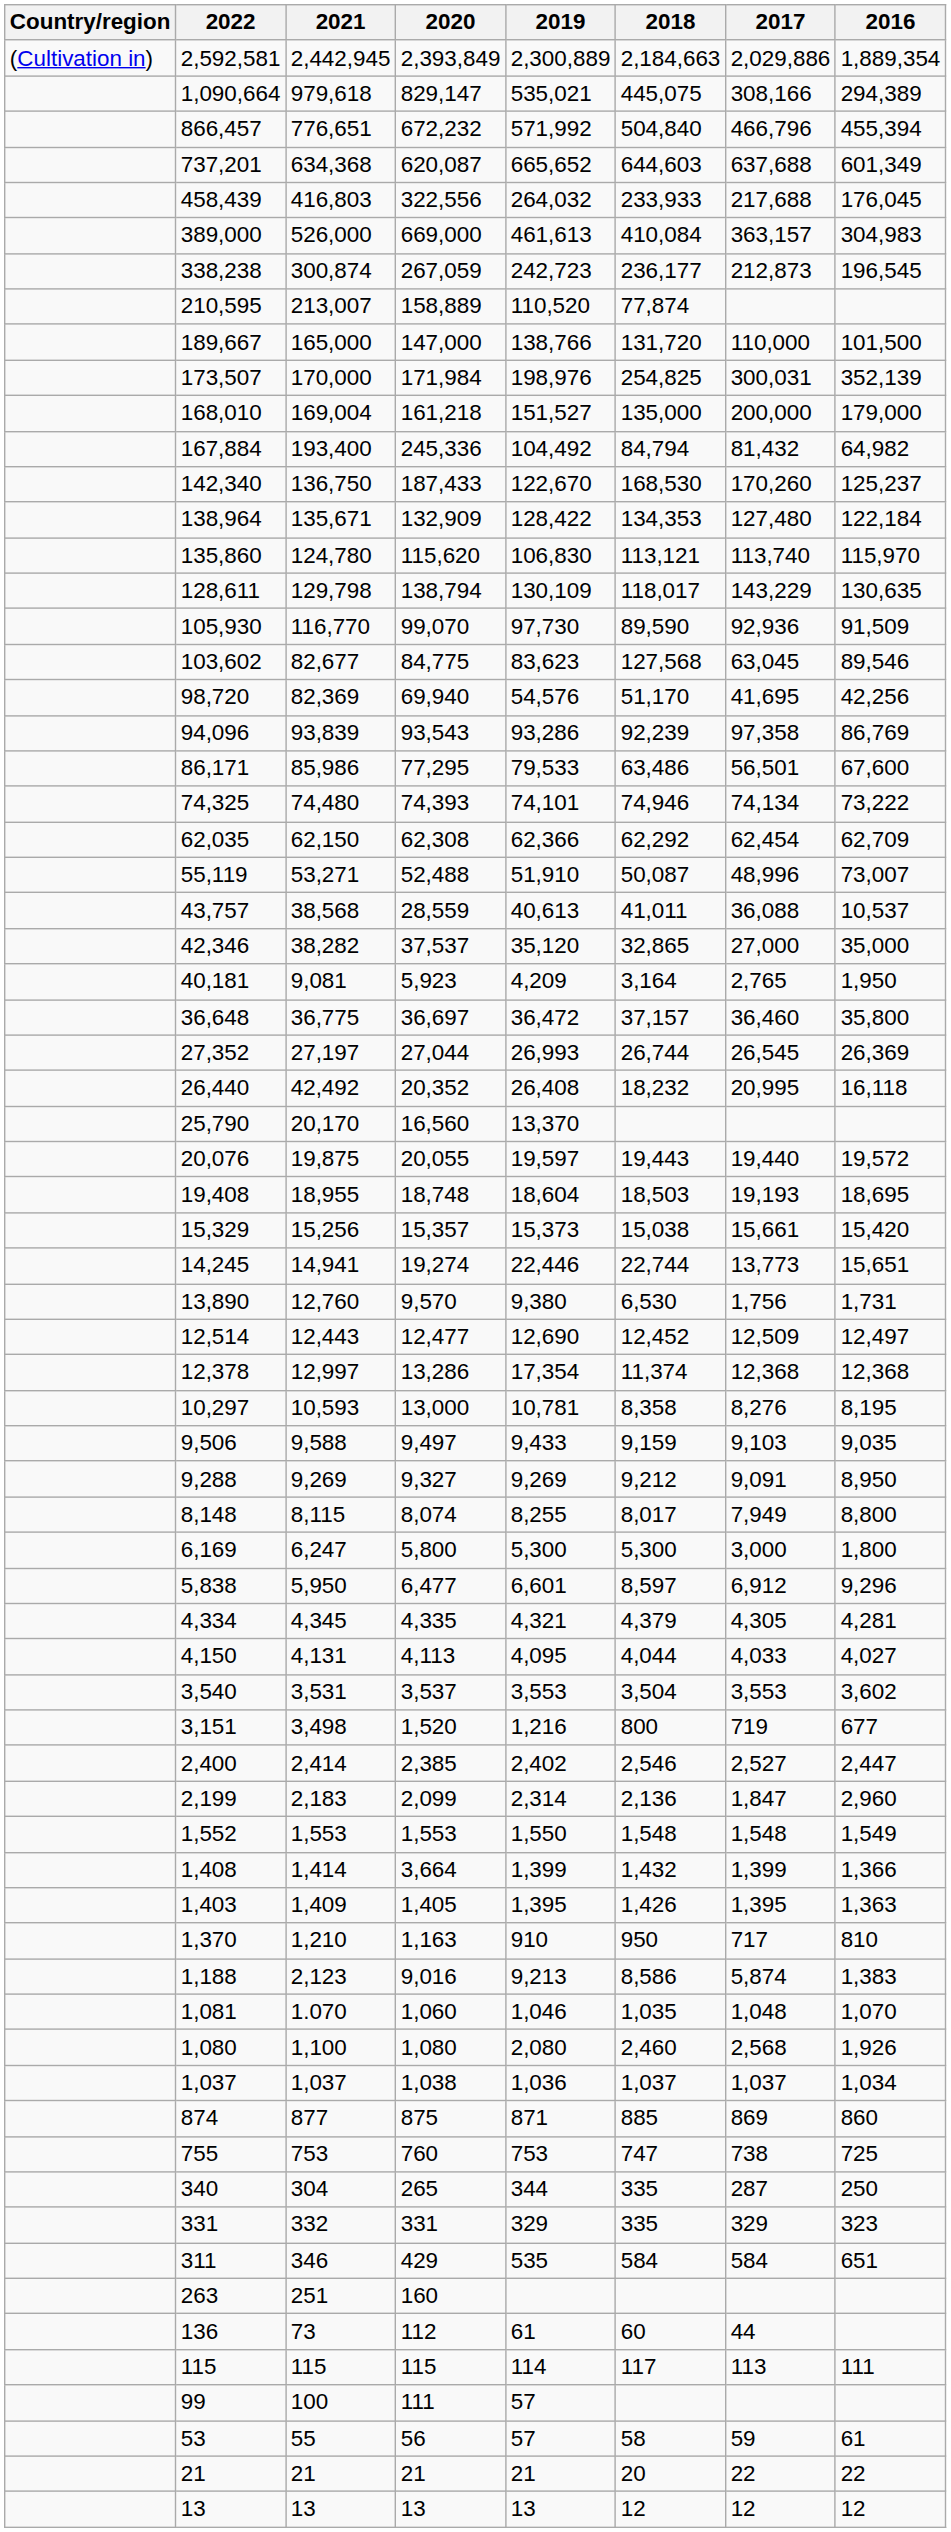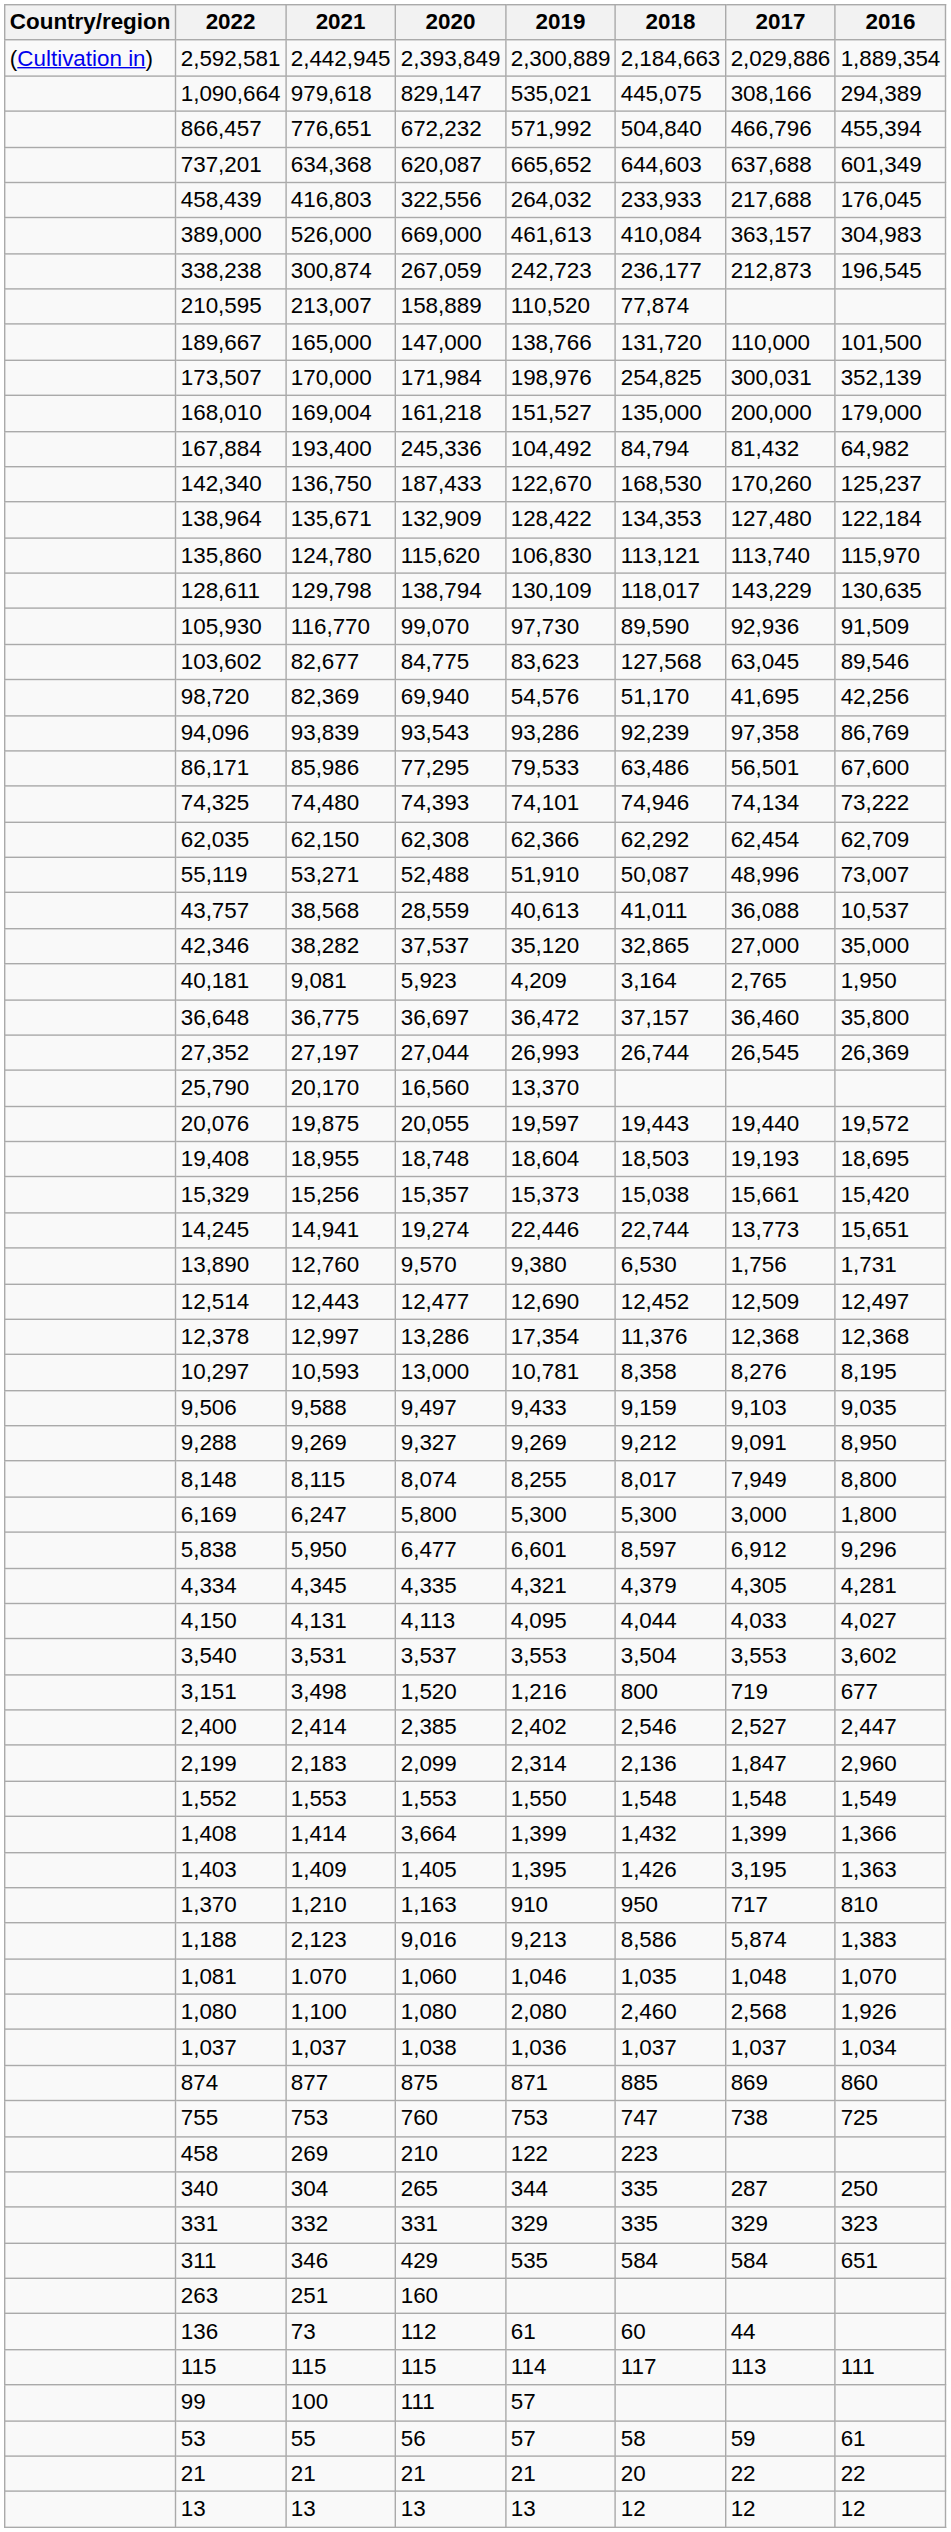- row: (215, 1088)
(654, 1372) 11,374 -> (654, 1336) 11,376
(759, 1905) 1,395 -> (759, 1869) 3,195
+ row: (199, 2153)
